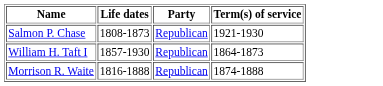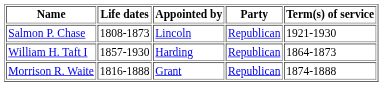+ column: (189, 14)
